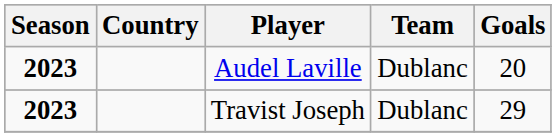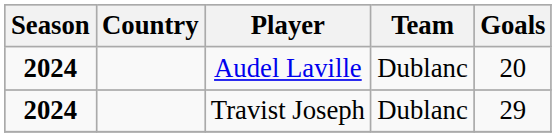(50, 68) 2023 -> (50, 68) 2024
(50, 110) 2023 -> (50, 110) 2024
